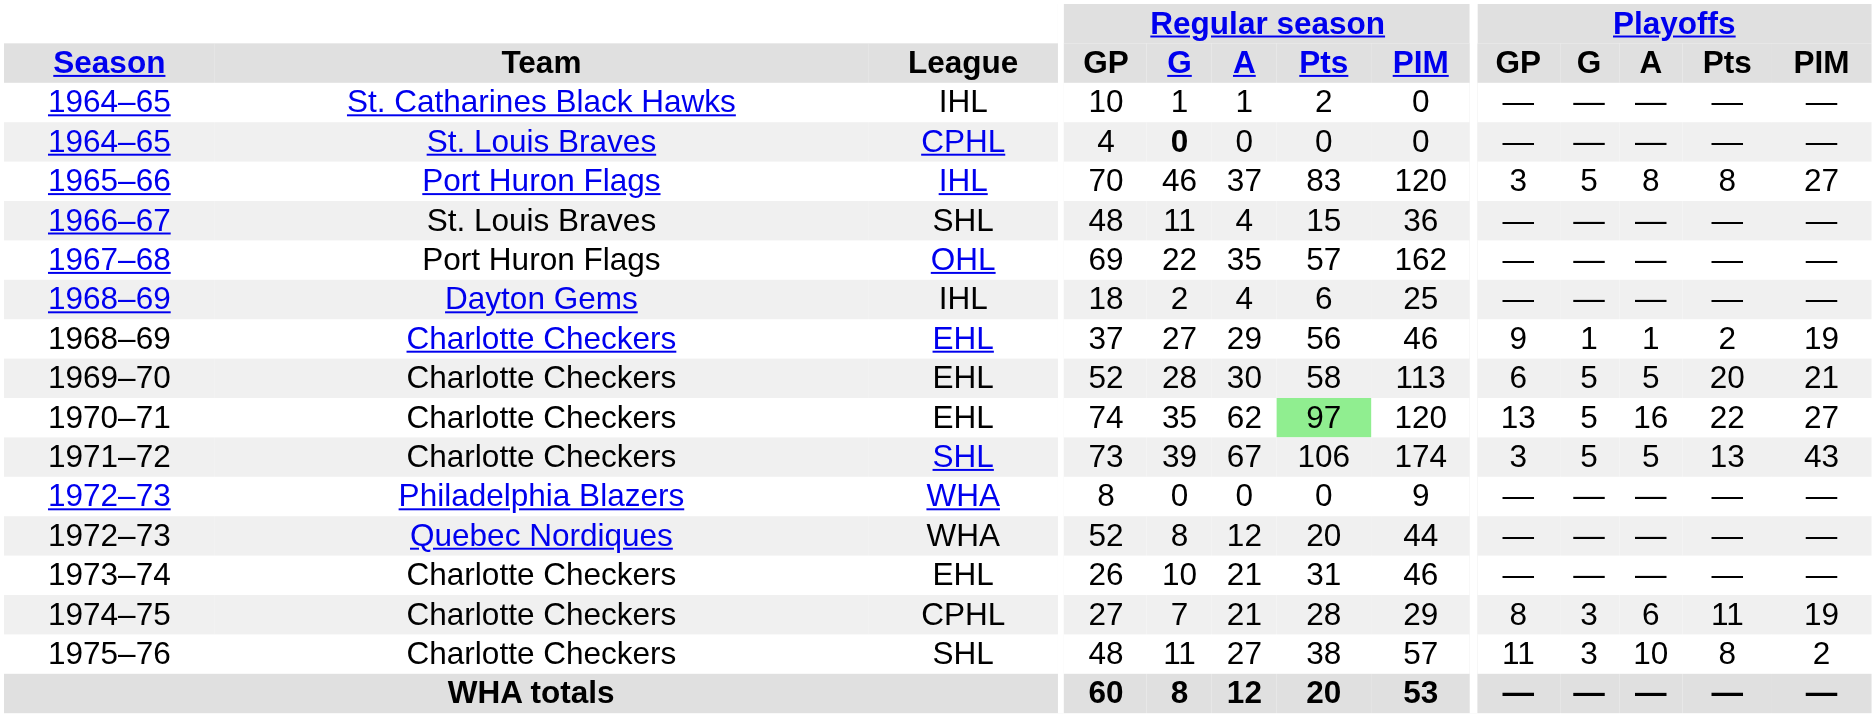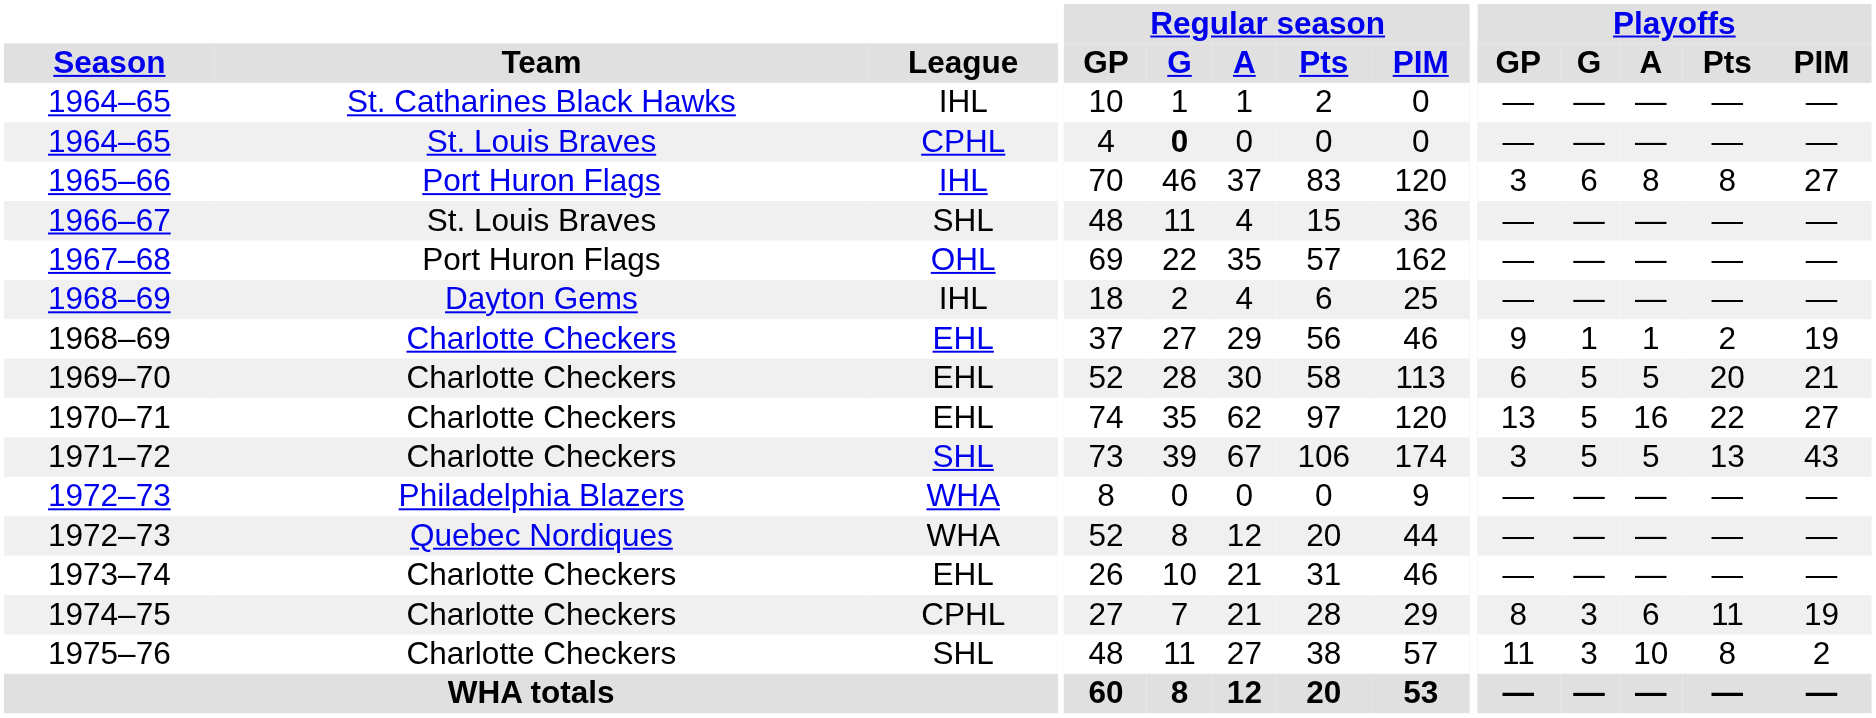(1589, 180) 5 -> (1589, 180) 6
(1324, 417) lightgreen background -> (1324, 417) no background
